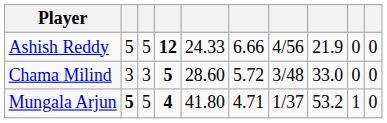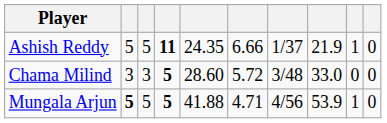(168, 46) 12 -> (167, 46) 11
(205, 46) 24.33 -> (204, 46) 24.35
(288, 46) 4/56 -> (287, 46) 1/37
(356, 46) 0 -> (355, 46) 1
(168, 103) 4 -> (167, 103) 5
(205, 103) 41.80 -> (204, 103) 41.88
(288, 103) 1/37 -> (287, 103) 4/56
(328, 103) 53.2 -> (327, 103) 53.9
